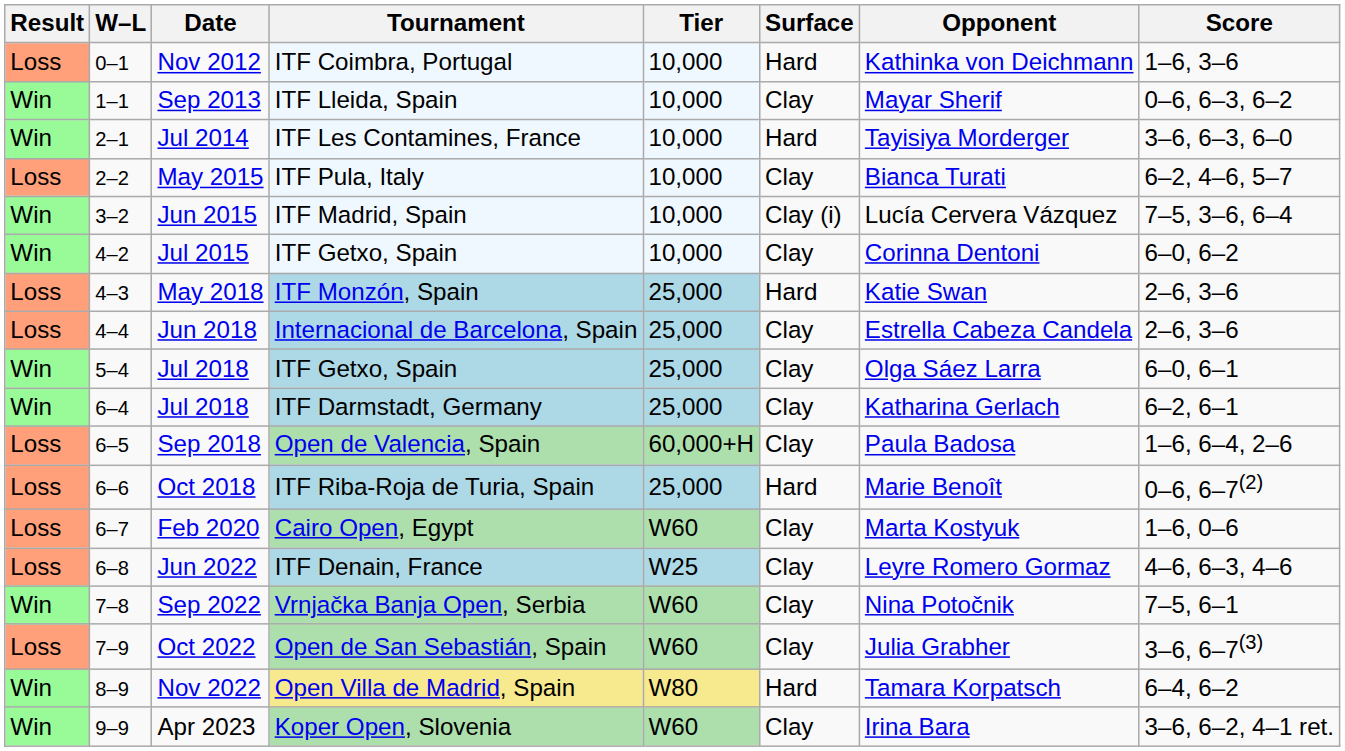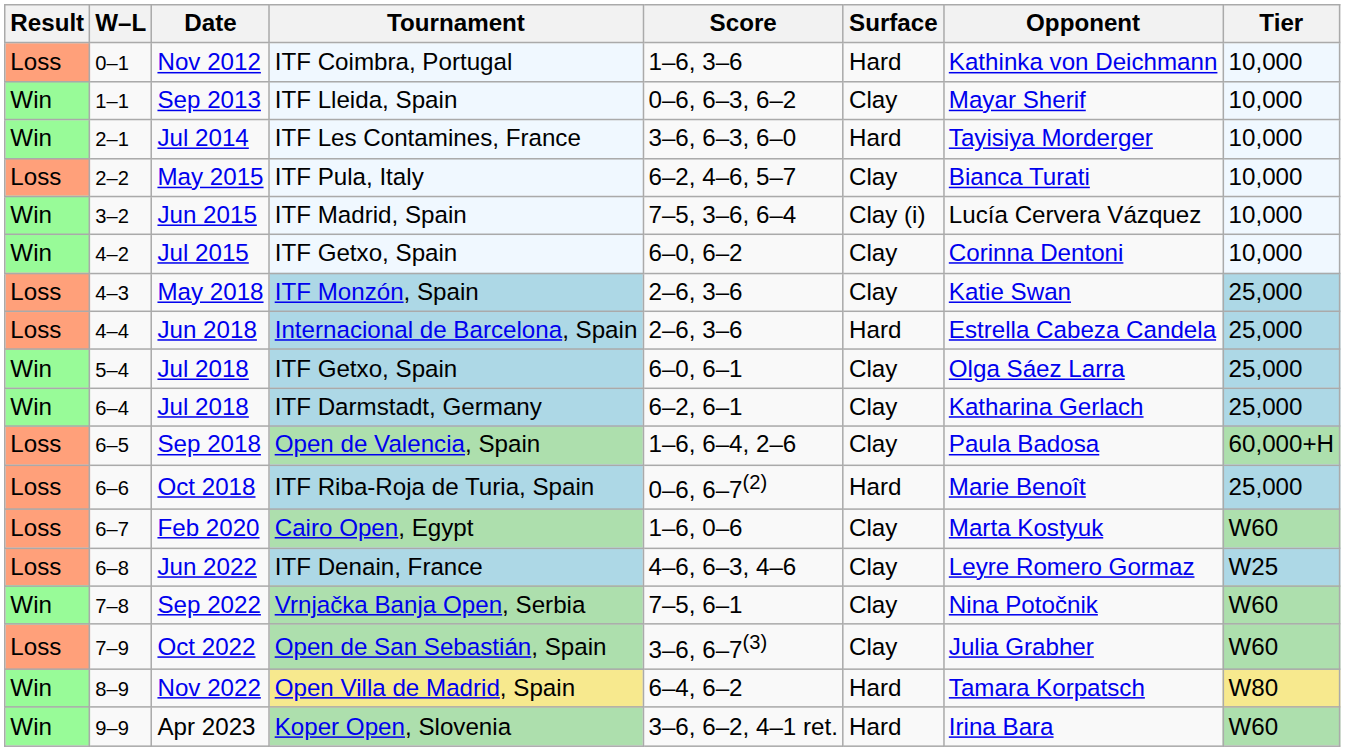columns swapped: (701, 23) <-> (1239, 23)
(791, 291) Hard -> (873, 291) Clay
(789, 330) Clay -> (875, 330) Hard
(789, 726) Clay -> (875, 726) Hard
